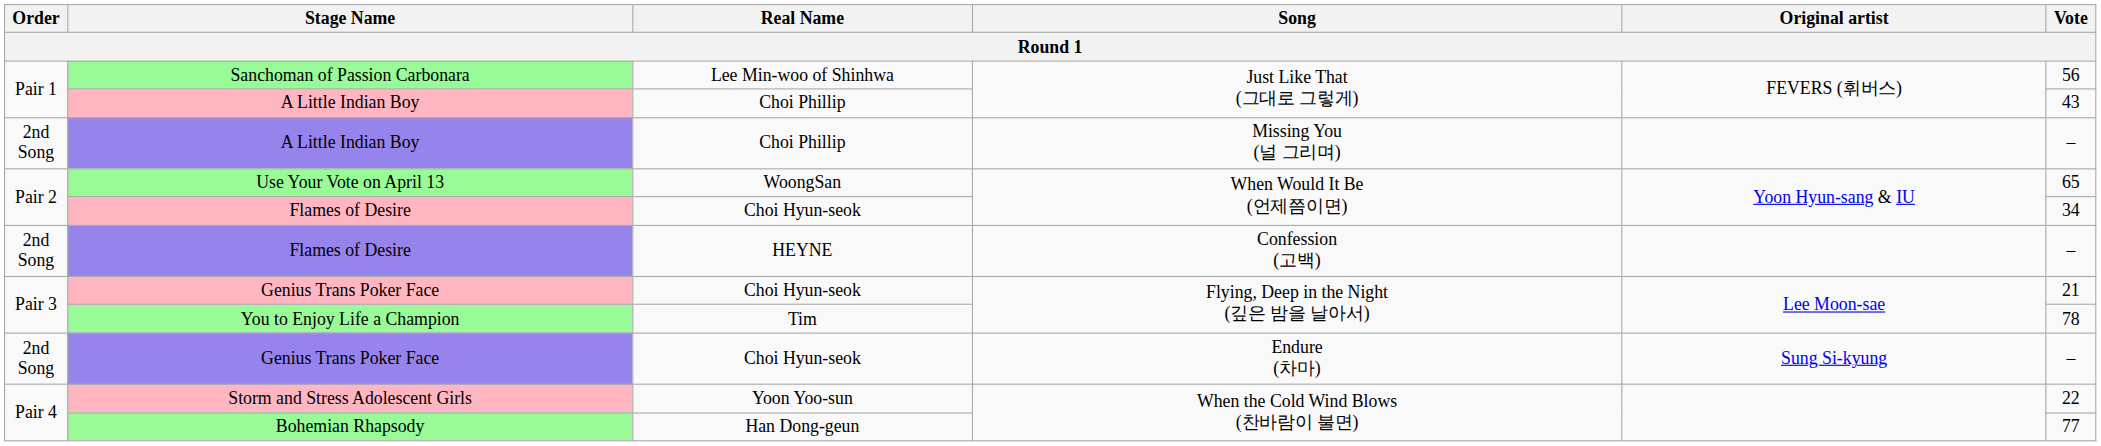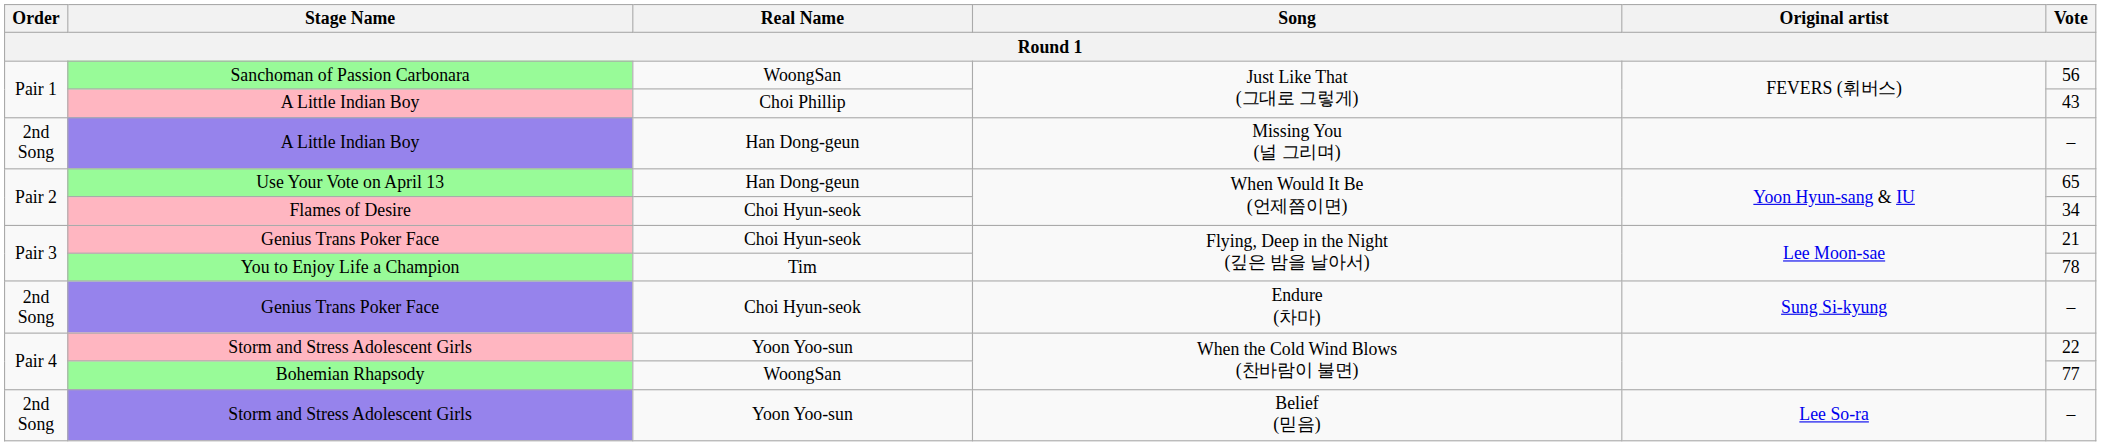(802, 74) Lee Min-woo of Shinhwa -> (802, 74) WoongSan
(802, 142) Choi Phillip -> (802, 142) Han Dong-geun
(802, 182) WoongSan -> (802, 182) Han Dong-geun
- row: (350, 250)
(802, 426) Han Dong-geun -> (802, 375) WoongSan
+ row: (350, 414)
